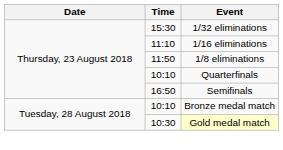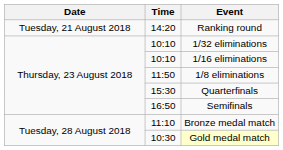+ row: (230, 28)
(163, 28) 15:30 -> (163, 43) 10:10
(163, 43) 11:10 -> (163, 59) 10:10
(163, 75) 10:10 -> (163, 91) 15:30
(163, 106) 10:10 -> (163, 122) 11:10
